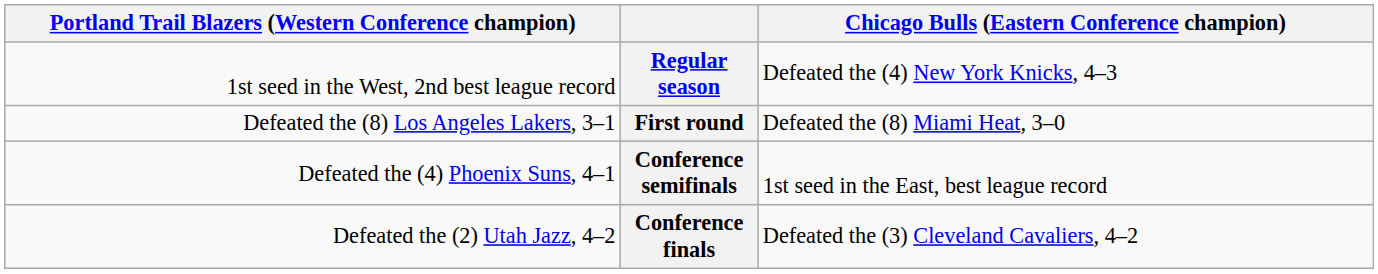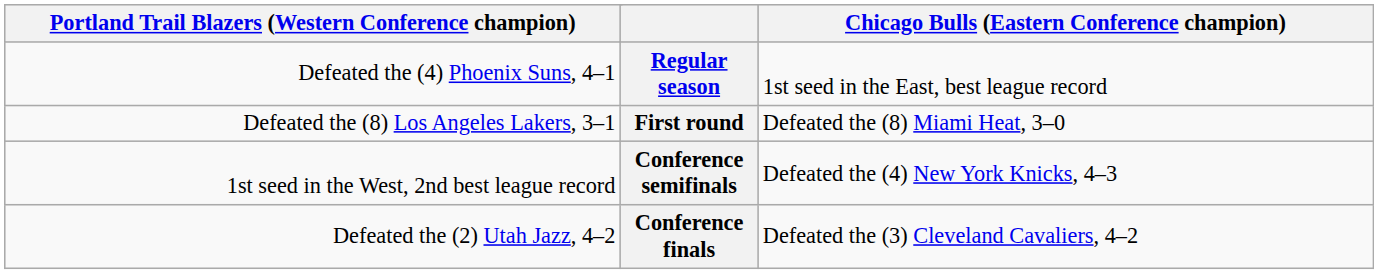(421, 86) 1st seed in the West, 2nd best league record -> (457, 73) Defeated the (4) Phoenix Suns, 4–1
(940, 73) Defeated the (4) New York Knicks, 4–3 -> (935, 86) 1st seed in the East, best league record
(457, 173) Defeated the (4) Phoenix Suns, 4–1 -> (421, 186) 1st seed in the West, 2nd best league record
(935, 186) 1st seed in the East, best league record -> (940, 173) Defeated the (4) New York Knicks, 4–3
